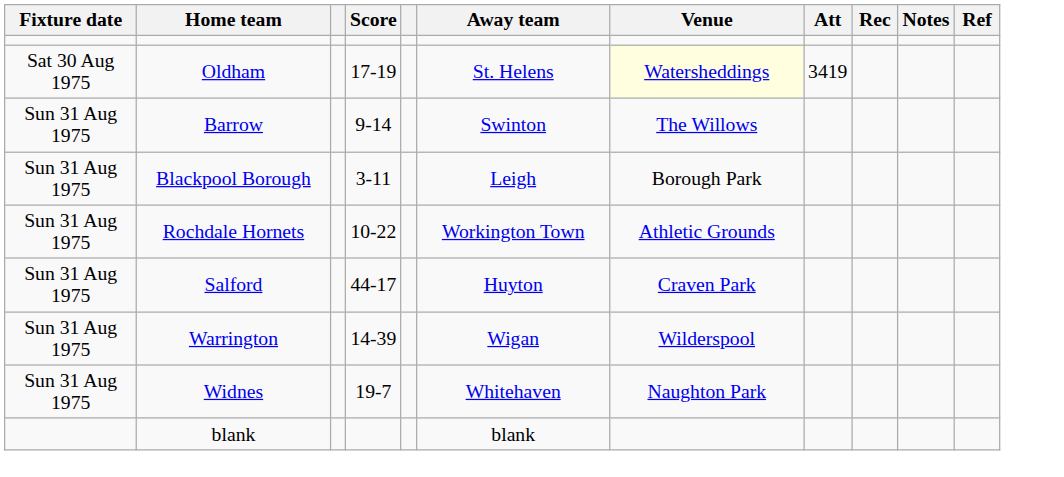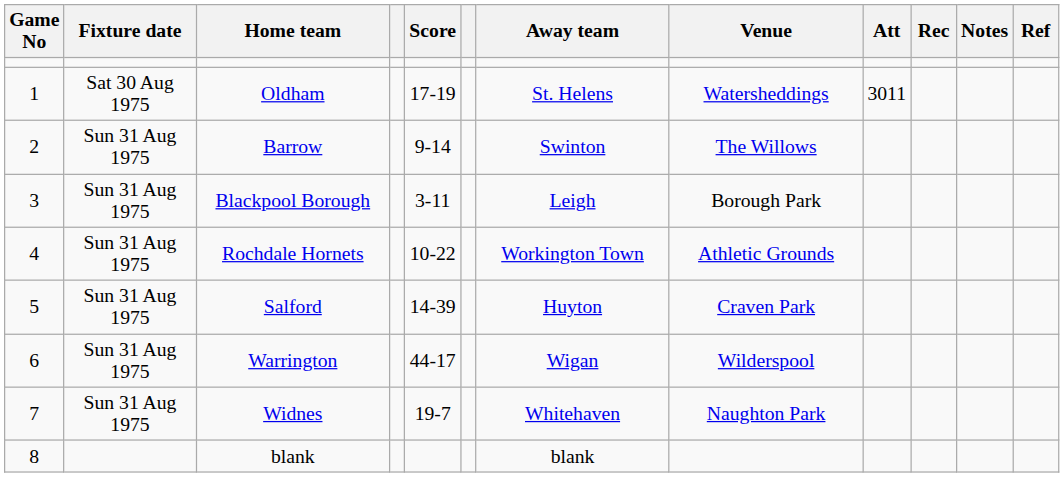+ column: (34, 31)
(707, 71) lightyellow background -> (766, 93) no background
(828, 71) 3419 -> (887, 93) 3011
(373, 284) 44-17 -> (433, 307) 14-39
(373, 338) 14-39 -> (433, 360) 44-17
